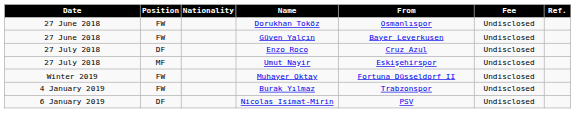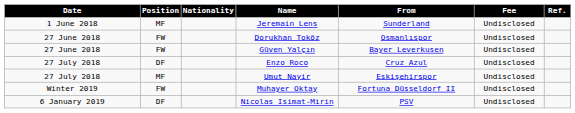+ row: (287, 23)
- row: (287, 88)
